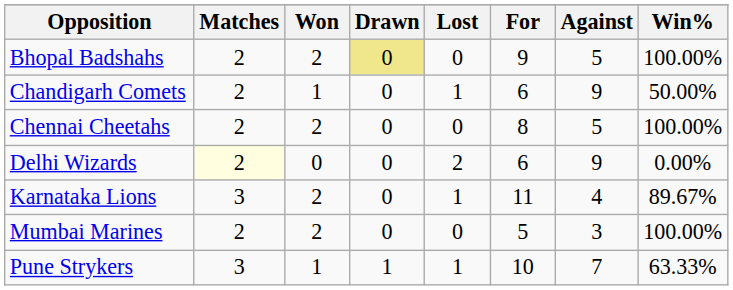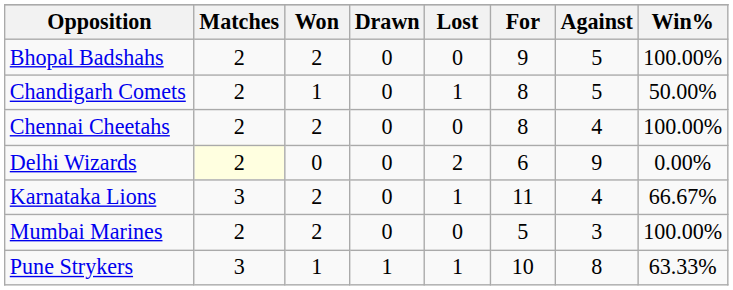(387, 57) khaki background -> (387, 57) no background
(523, 92) 6 -> (523, 92) 8
(597, 92) 9 -> (597, 92) 5
(597, 127) 5 -> (597, 127) 4
(683, 197) 89.67% -> (683, 197) 66.67%
(597, 267) 7 -> (597, 267) 8
